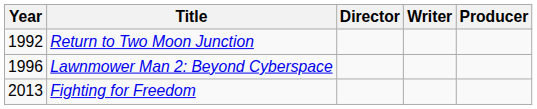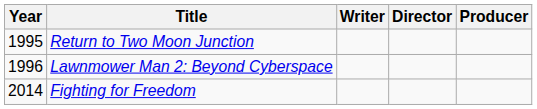columns swapped: (370, 16) <-> (430, 16)
(26, 41) 1992 -> (26, 41) 1995
(26, 91) 2013 -> (26, 91) 2014
